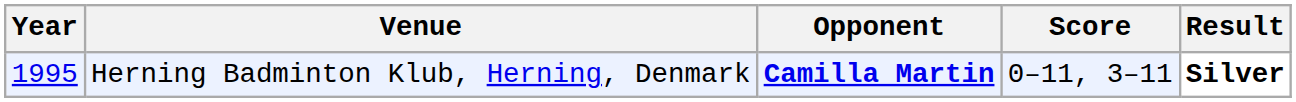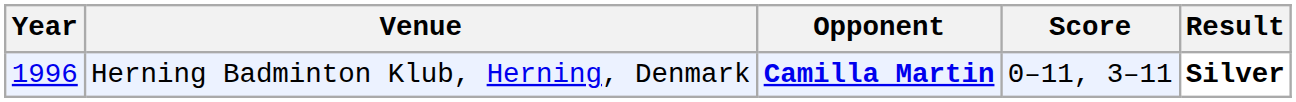(45, 74) 1995 -> (45, 74) 1996
